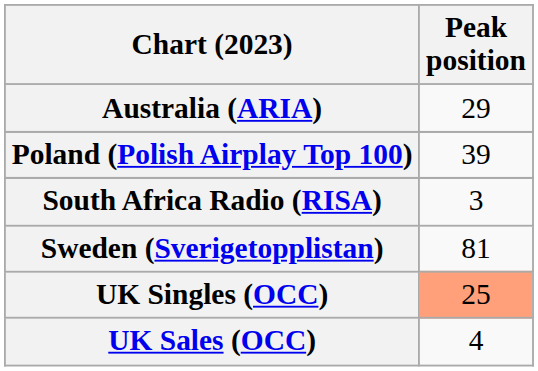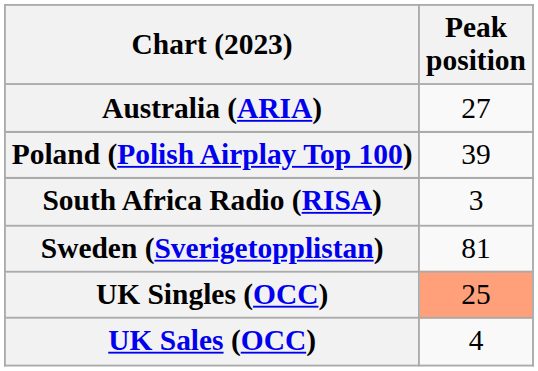(476, 107) 29 -> (476, 107) 27
